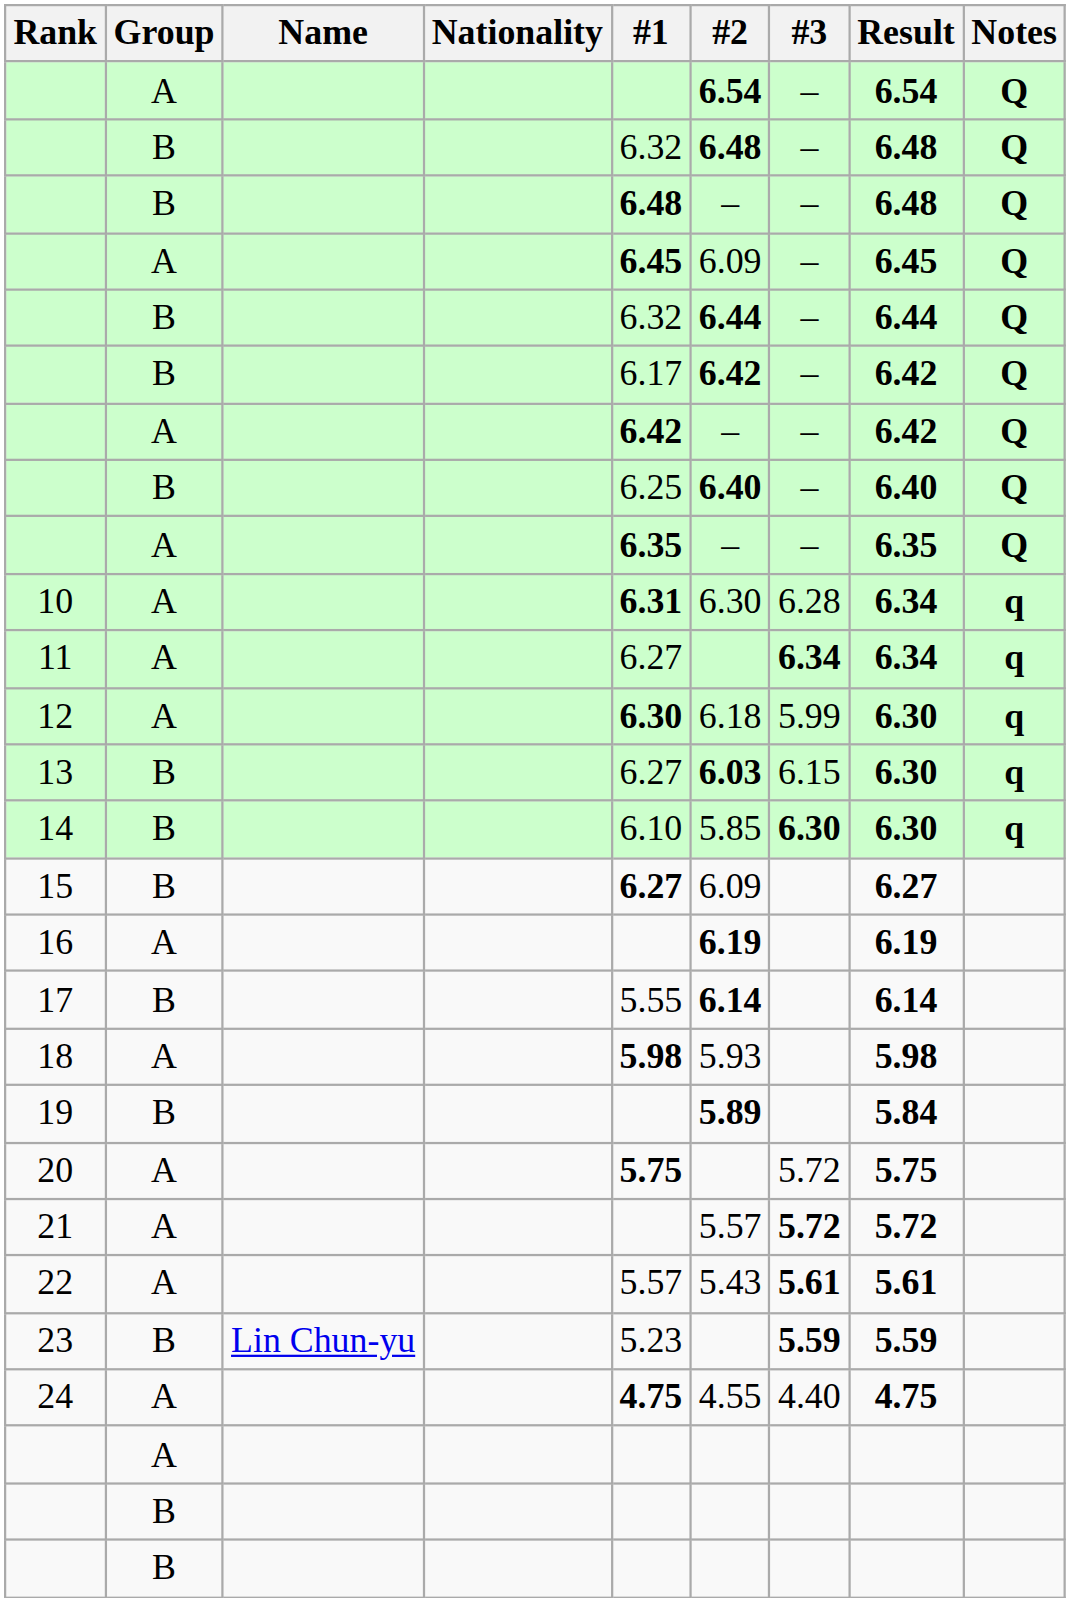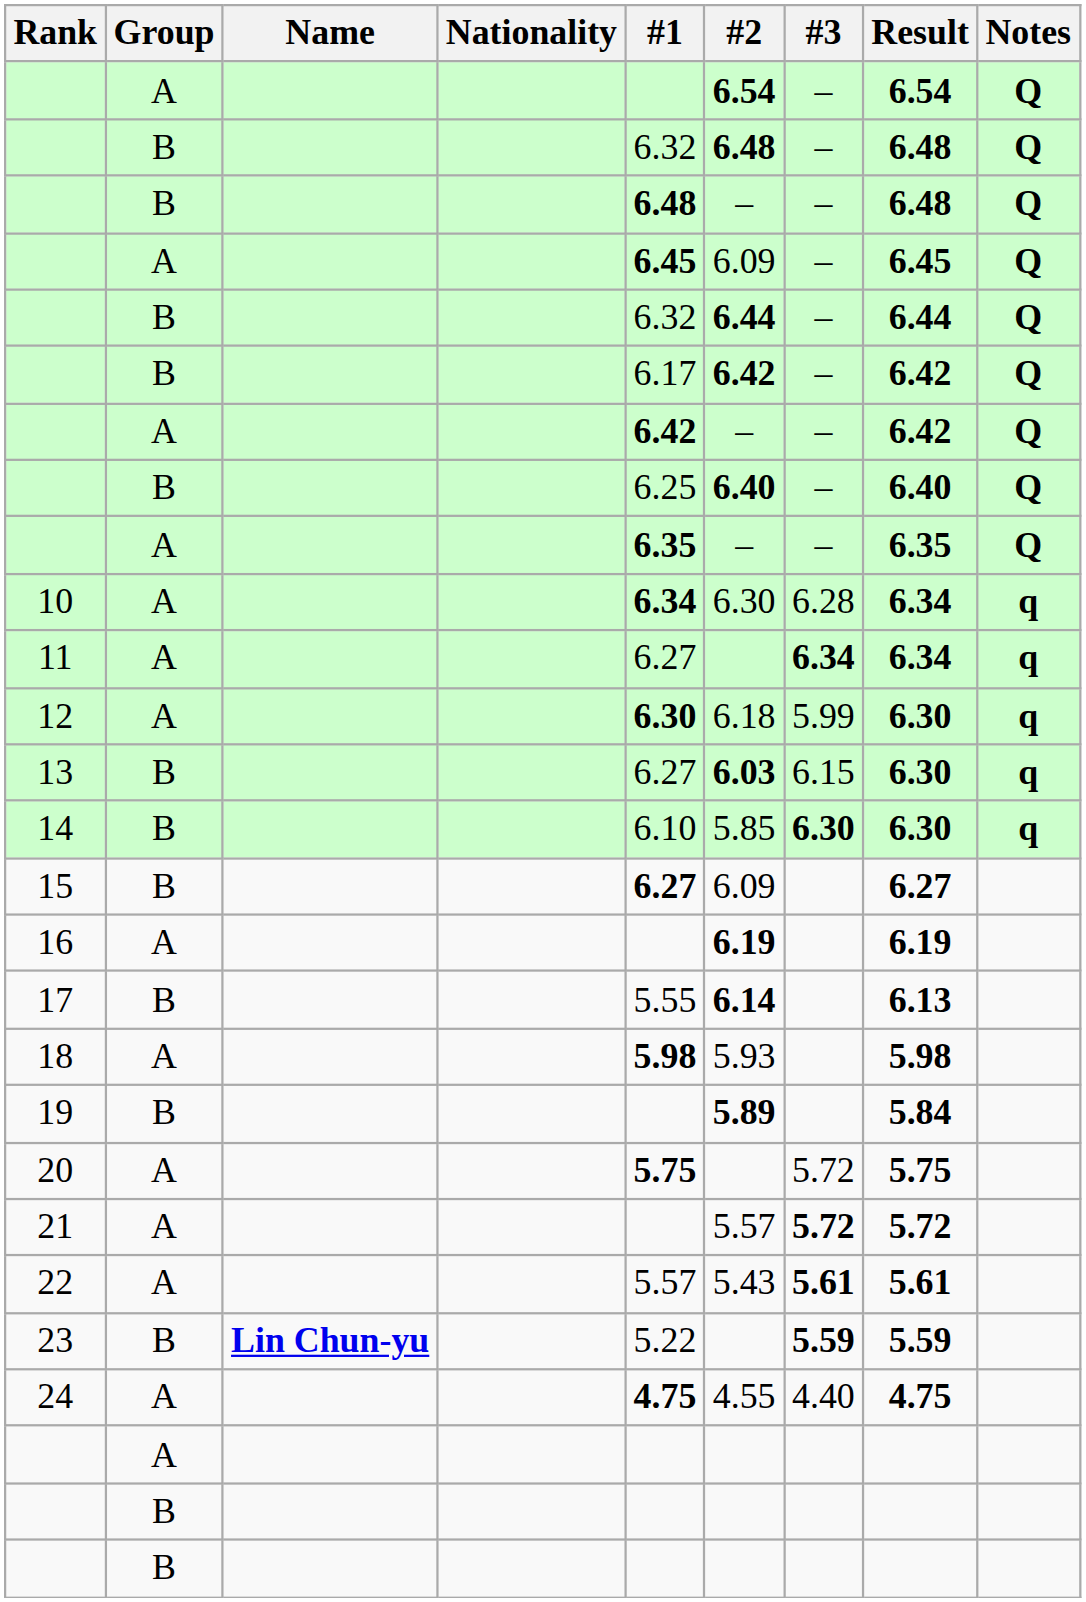(651, 601) 6.31 -> (665, 601) 6.34
(906, 999) 6.14 -> (920, 999) 6.13
(323, 1340) normal -> (330, 1340) bold
(651, 1340) 5.23 -> (665, 1340) 5.22
